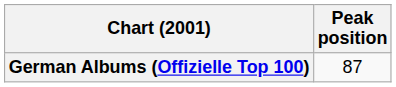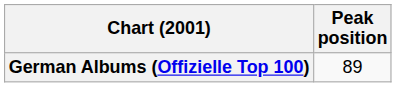(353, 67) 87 -> (353, 67) 89
